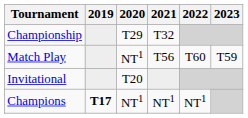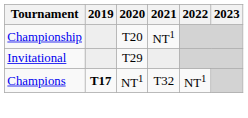(132, 34) T29 -> (132, 36) T20
(164, 34) T32 -> (164, 36) NT1
- row: (37, 56)
(132, 79) T20 -> (132, 58) T29
(164, 101) NT1 -> (164, 80) T32
